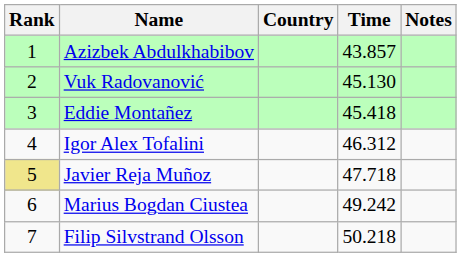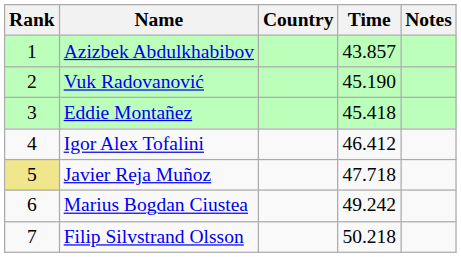(369, 81) 45.130 -> (369, 81) 45.190
(369, 143) 46.312 -> (369, 143) 46.412
